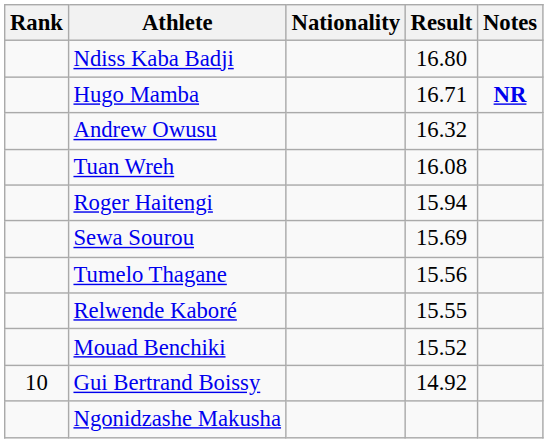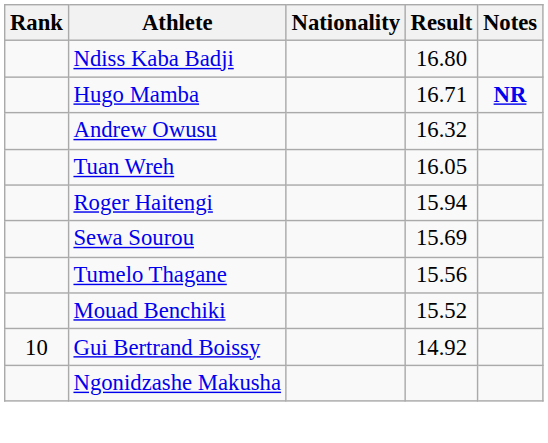(441, 166) 16.08 -> (441, 166) 16.05
- row: (155, 310)
